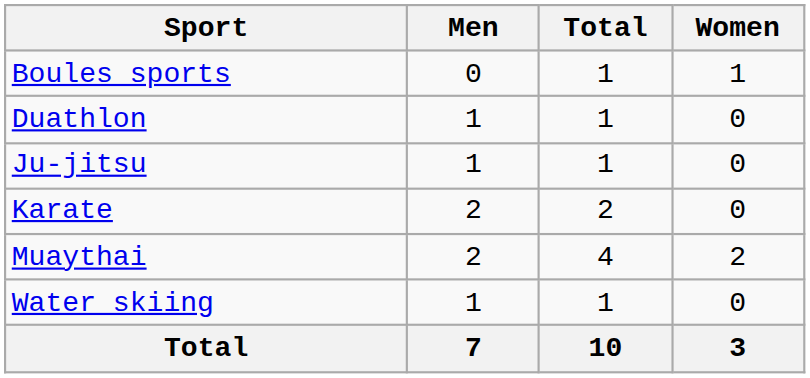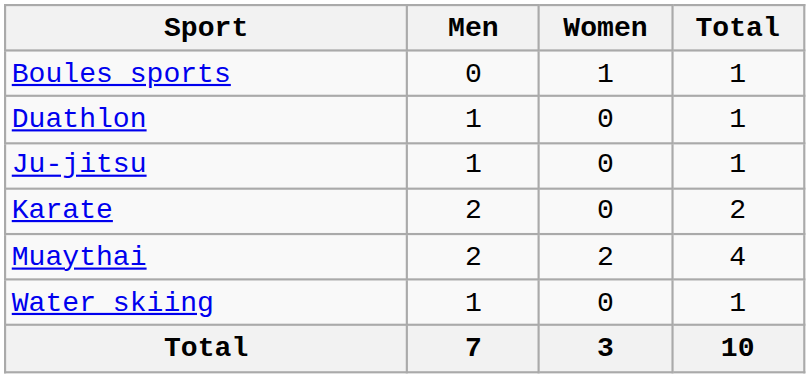columns swapped: (738, 28) <-> (605, 28)
